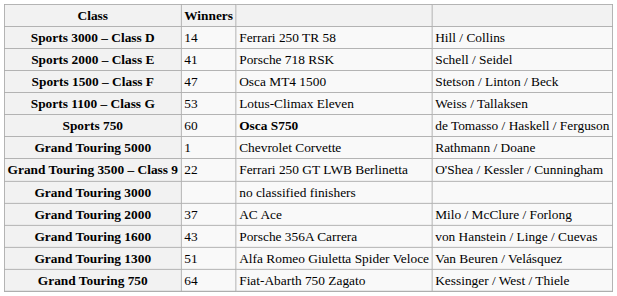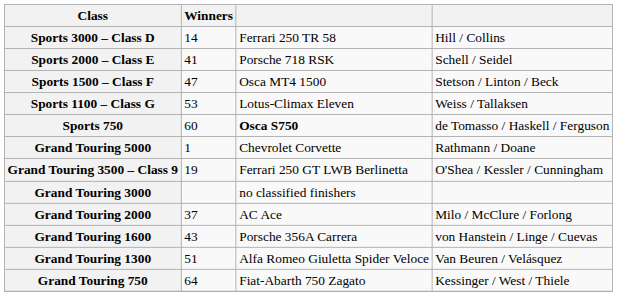(191, 170) 22 -> (191, 170) 19
